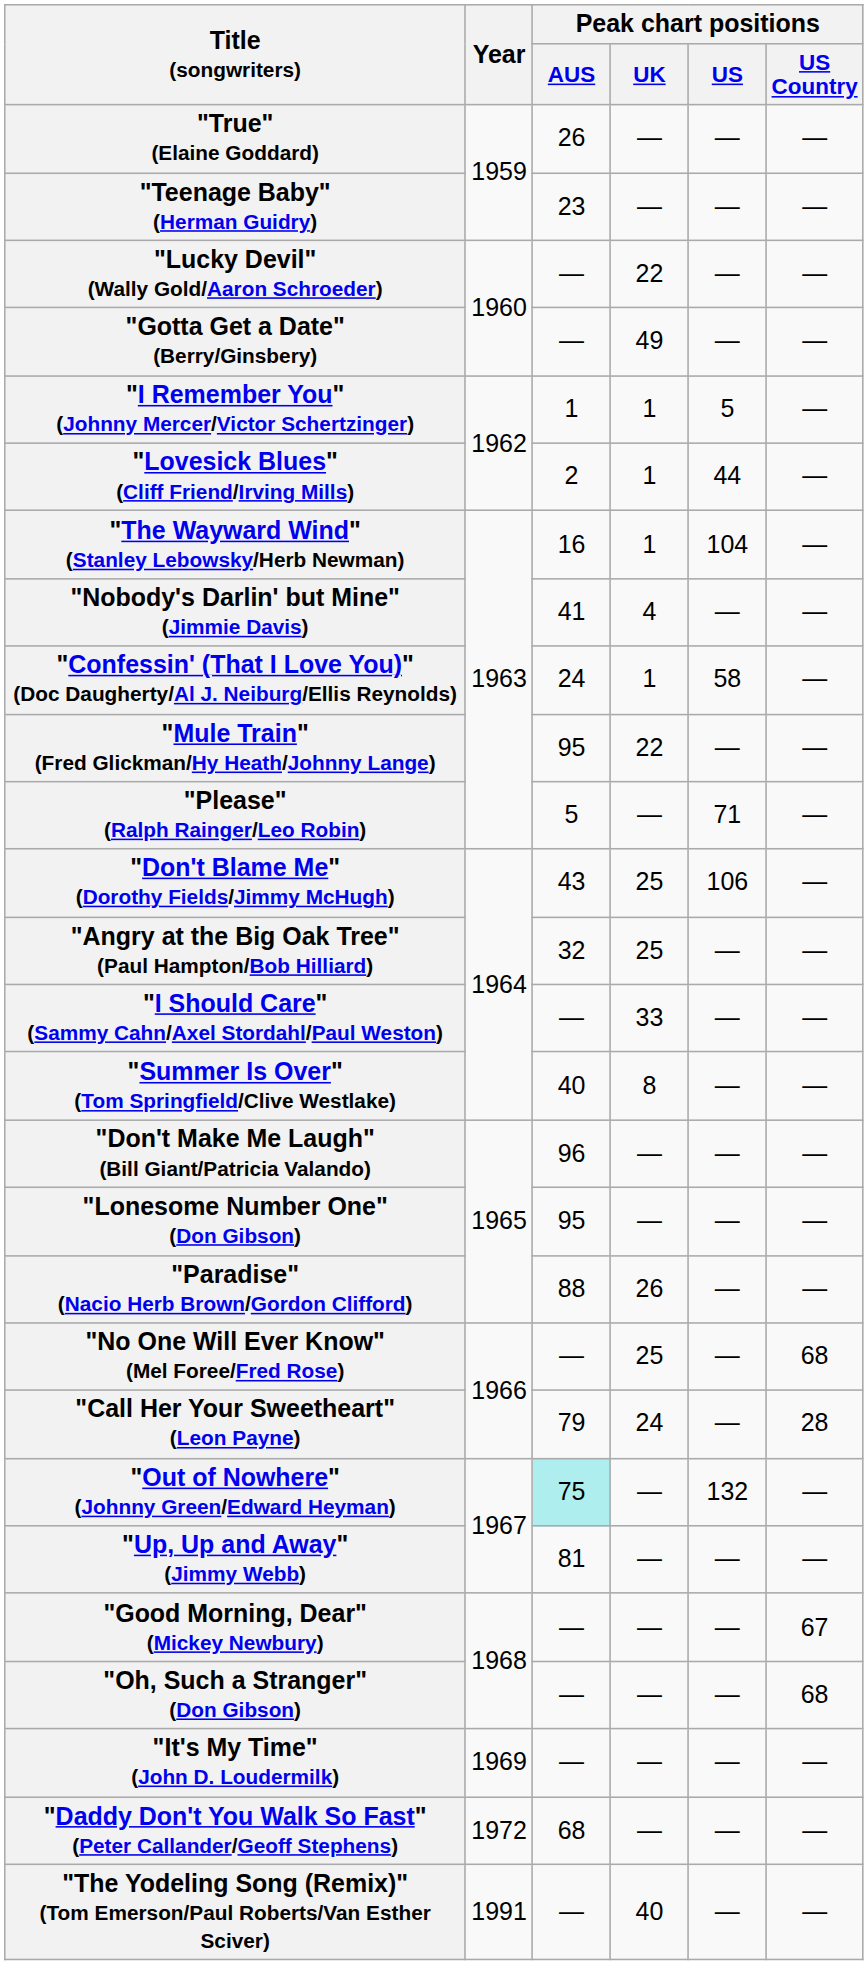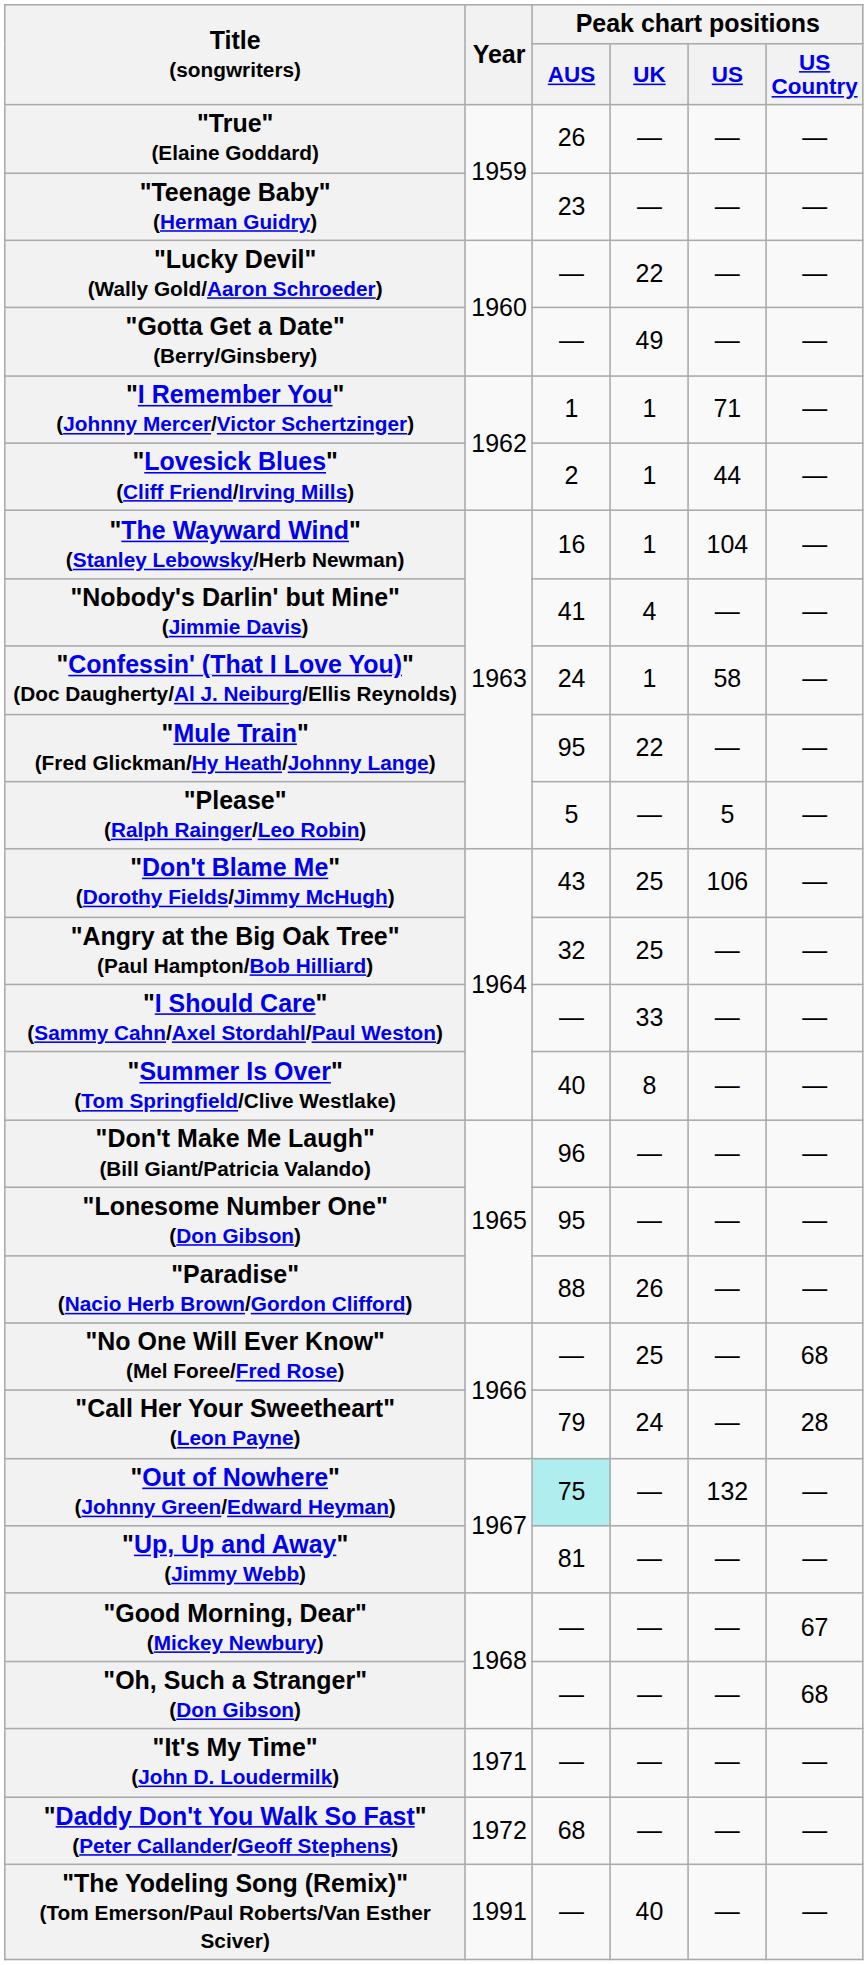(727, 409) 5 -> (727, 409) 71
(727, 815) 71 -> (727, 815) 5
(499, 1762) 1969 -> (499, 1762) 1971
